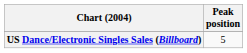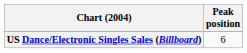(223, 39) 5 -> (223, 39) 6
